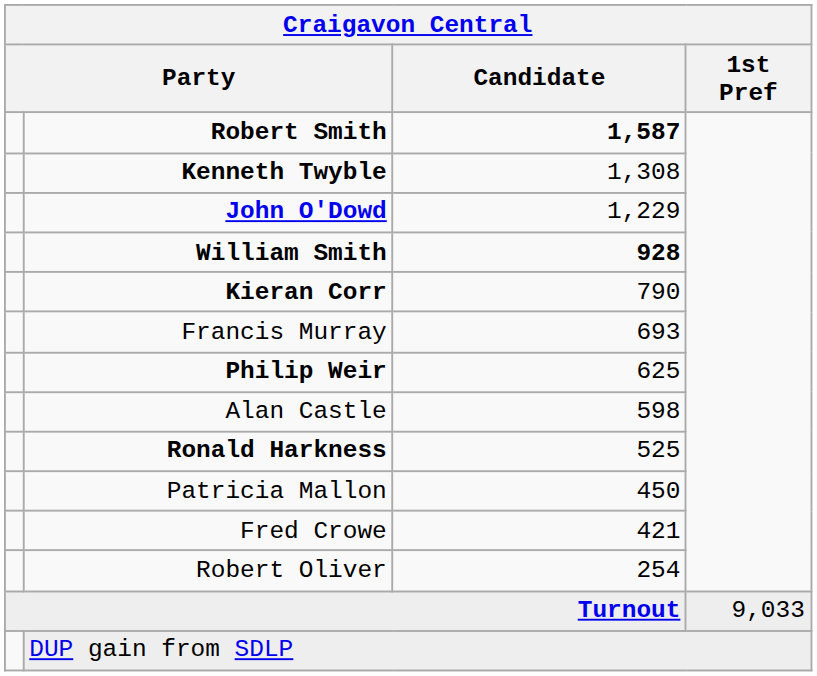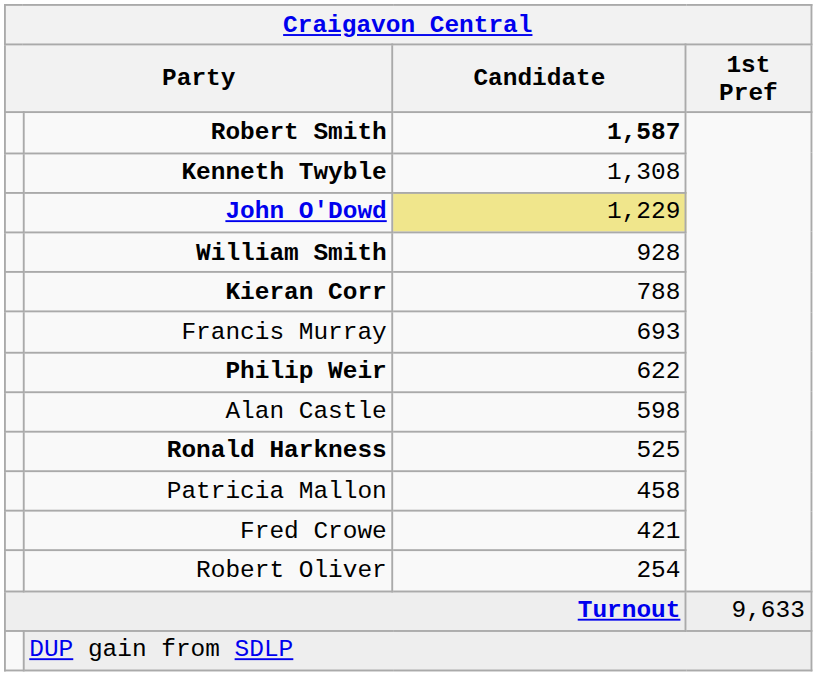(644, 212) no background -> (644, 212) khaki background
(658, 252) bold -> (658, 252) normal
(658, 292) 790 -> (658, 292) 788
(658, 372) 625 -> (658, 372) 622
(658, 491) 450 -> (658, 491) 458
(768, 611) 9,033 -> (768, 611) 9,633
